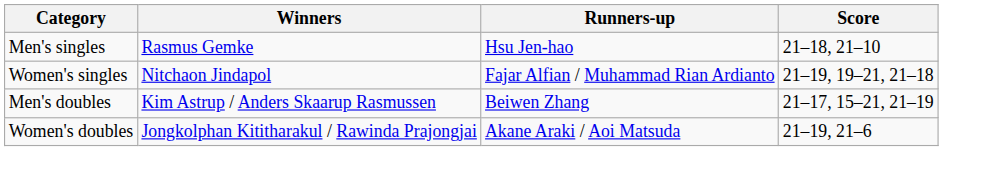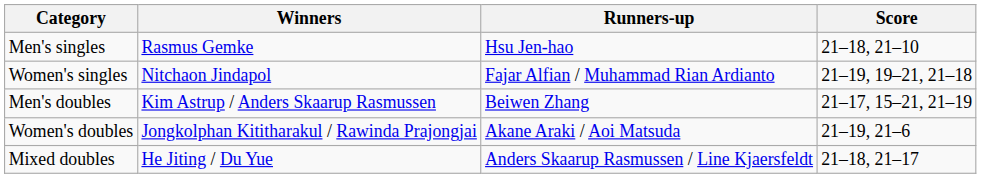+ row: (62, 159)
